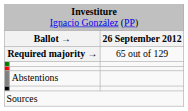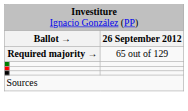- row: (7, 78)
